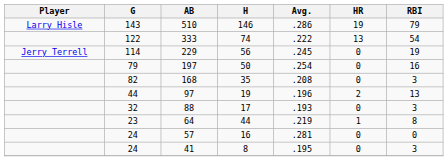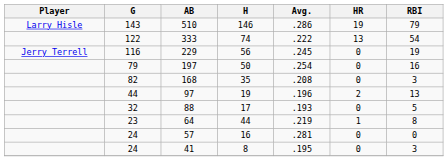(133, 53) 114 -> (133, 53) 116
(415, 108) 3 -> (415, 108) 5
